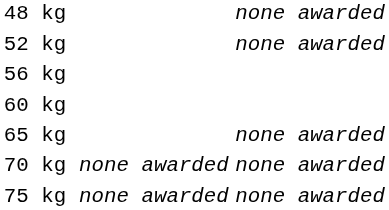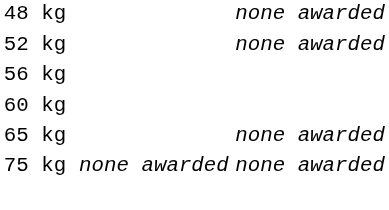- row: (35, 166)
